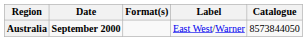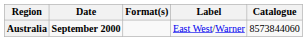(275, 28) 8573844050 -> (275, 28) 8573844060
